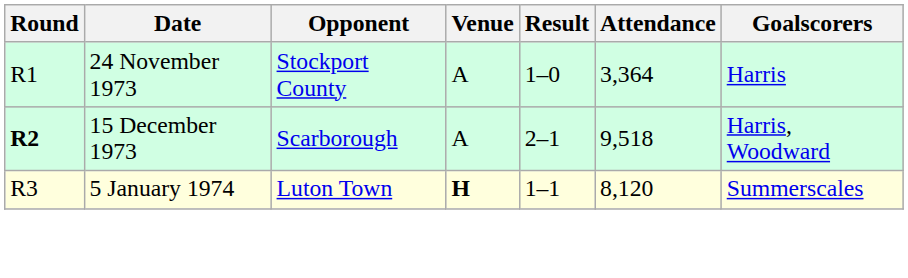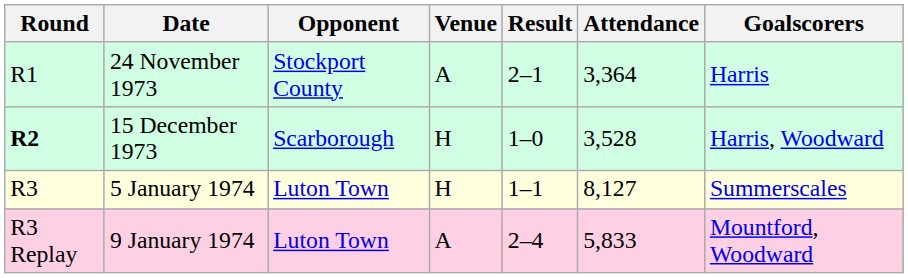(542, 74) 1–0 -> (526, 74) 2–1
(460, 138) A -> (443, 138) H
(542, 138) 2–1 -> (526, 138) 1–0
(627, 138) 9,518 -> (610, 138) 3,528
(461, 189) bold -> (443, 189) normal
(627, 189) 8,120 -> (610, 189) 8,127
+ row: (182, 240)
